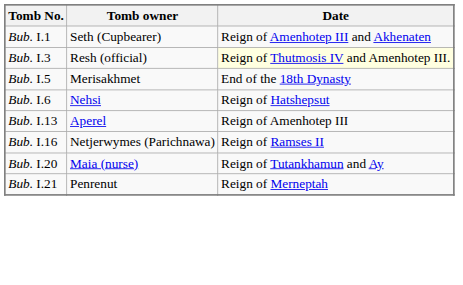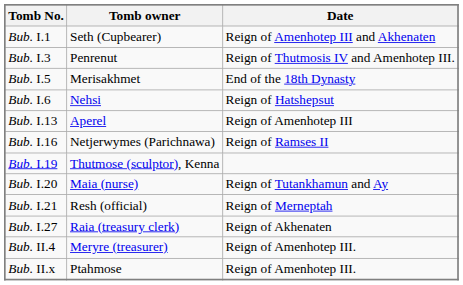(108, 57) Resh (official) -> (94, 57) Penrenut
(336, 57) lightyellow background -> (340, 57) no background
+ row: (33, 163)
(94, 184) Penrenut -> (108, 205) Resh (official)
+ row: (33, 226)
+ row: (32, 247)
+ row: (32, 268)
